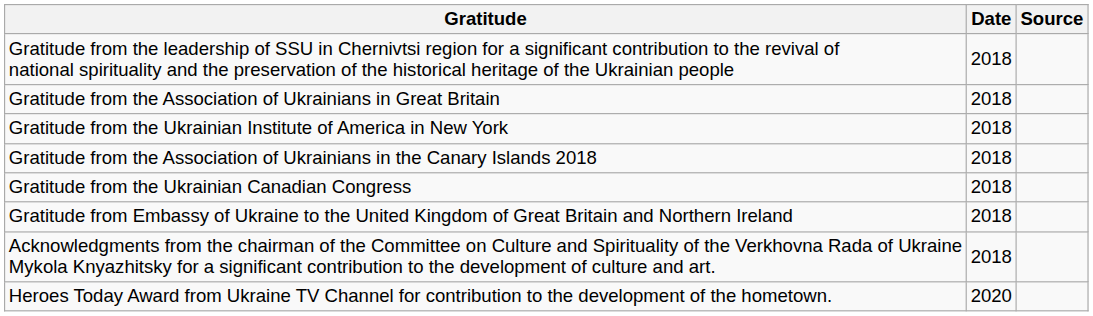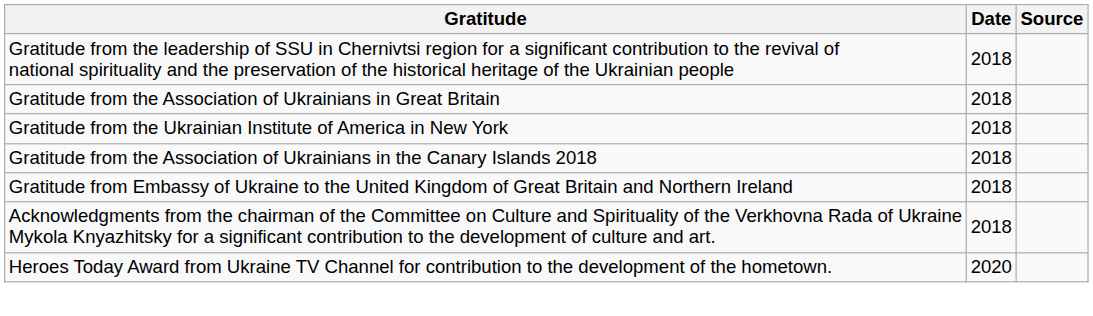- row: (210, 187)
